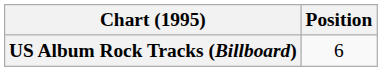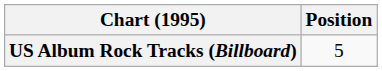(339, 50) 6 -> (339, 50) 5
